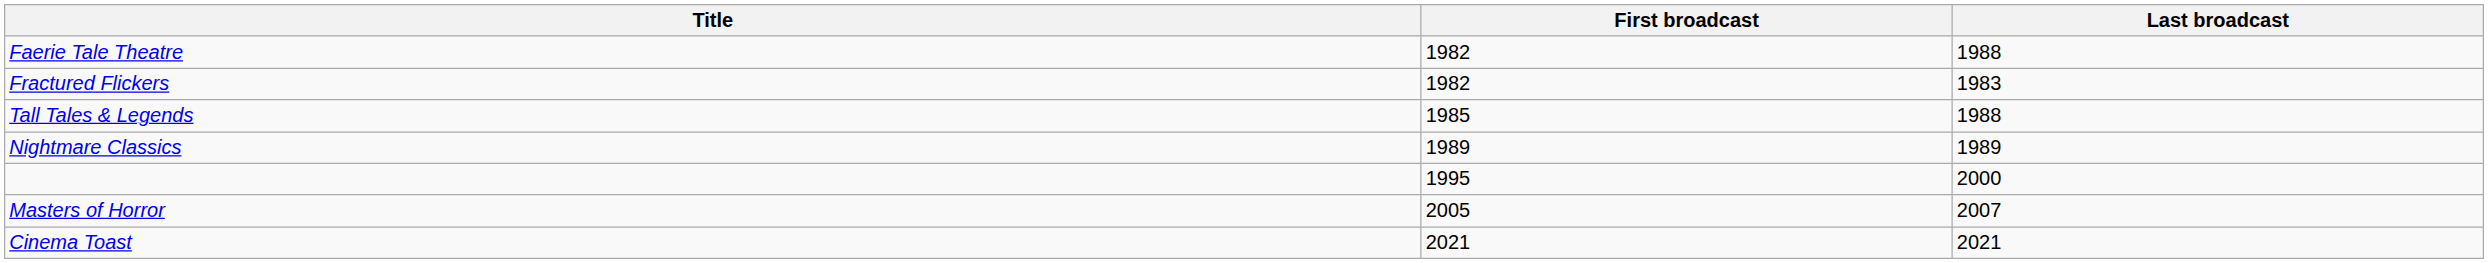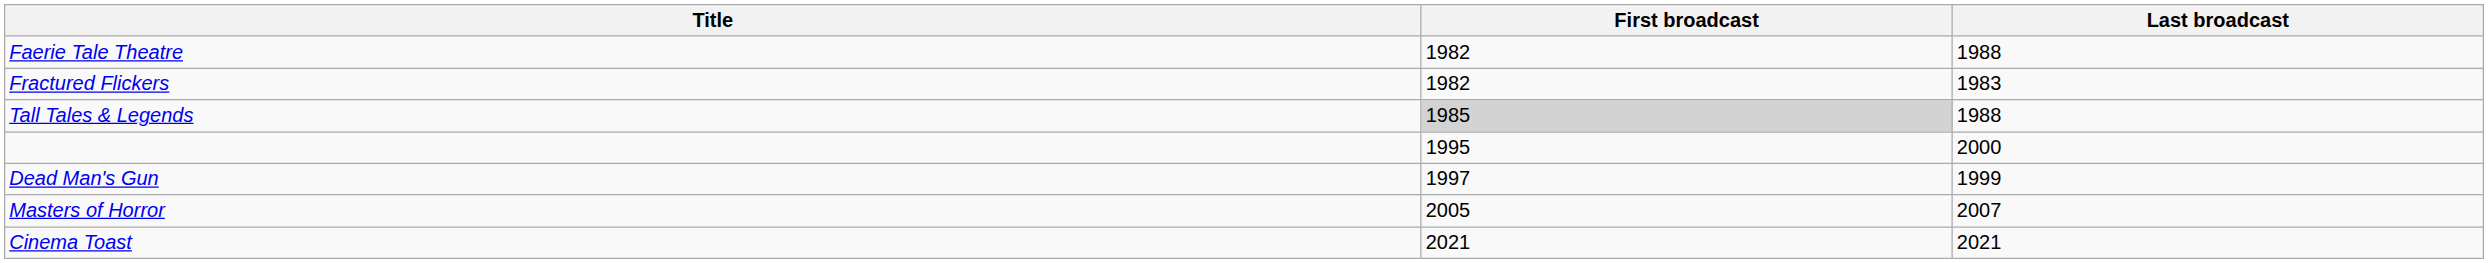(1448, 115) no background -> (1448, 115) lightgrey background
- row: (95, 147)
+ row: (84, 178)
